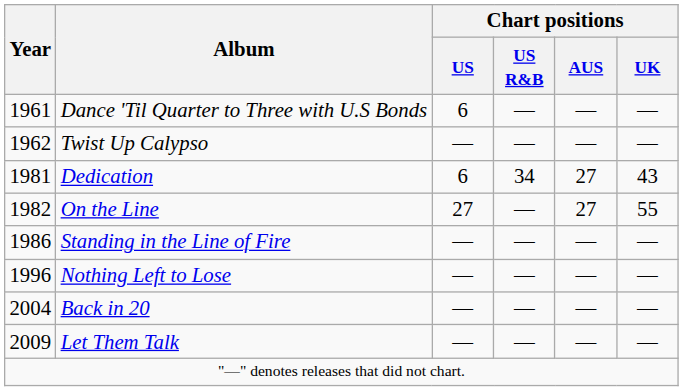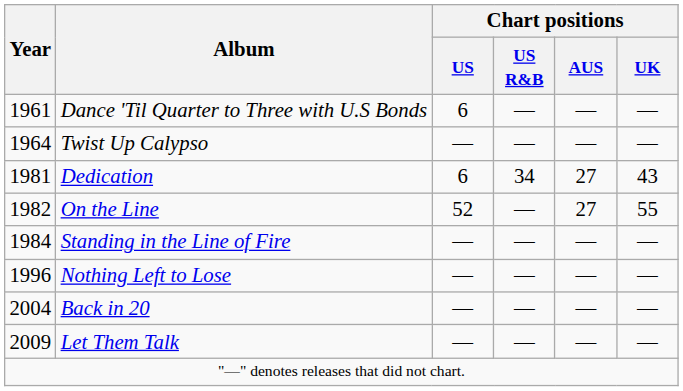(30, 143) 1962 -> (30, 143) 1964
(463, 209) 27 -> (463, 209) 52
(30, 242) 1986 -> (30, 242) 1984
